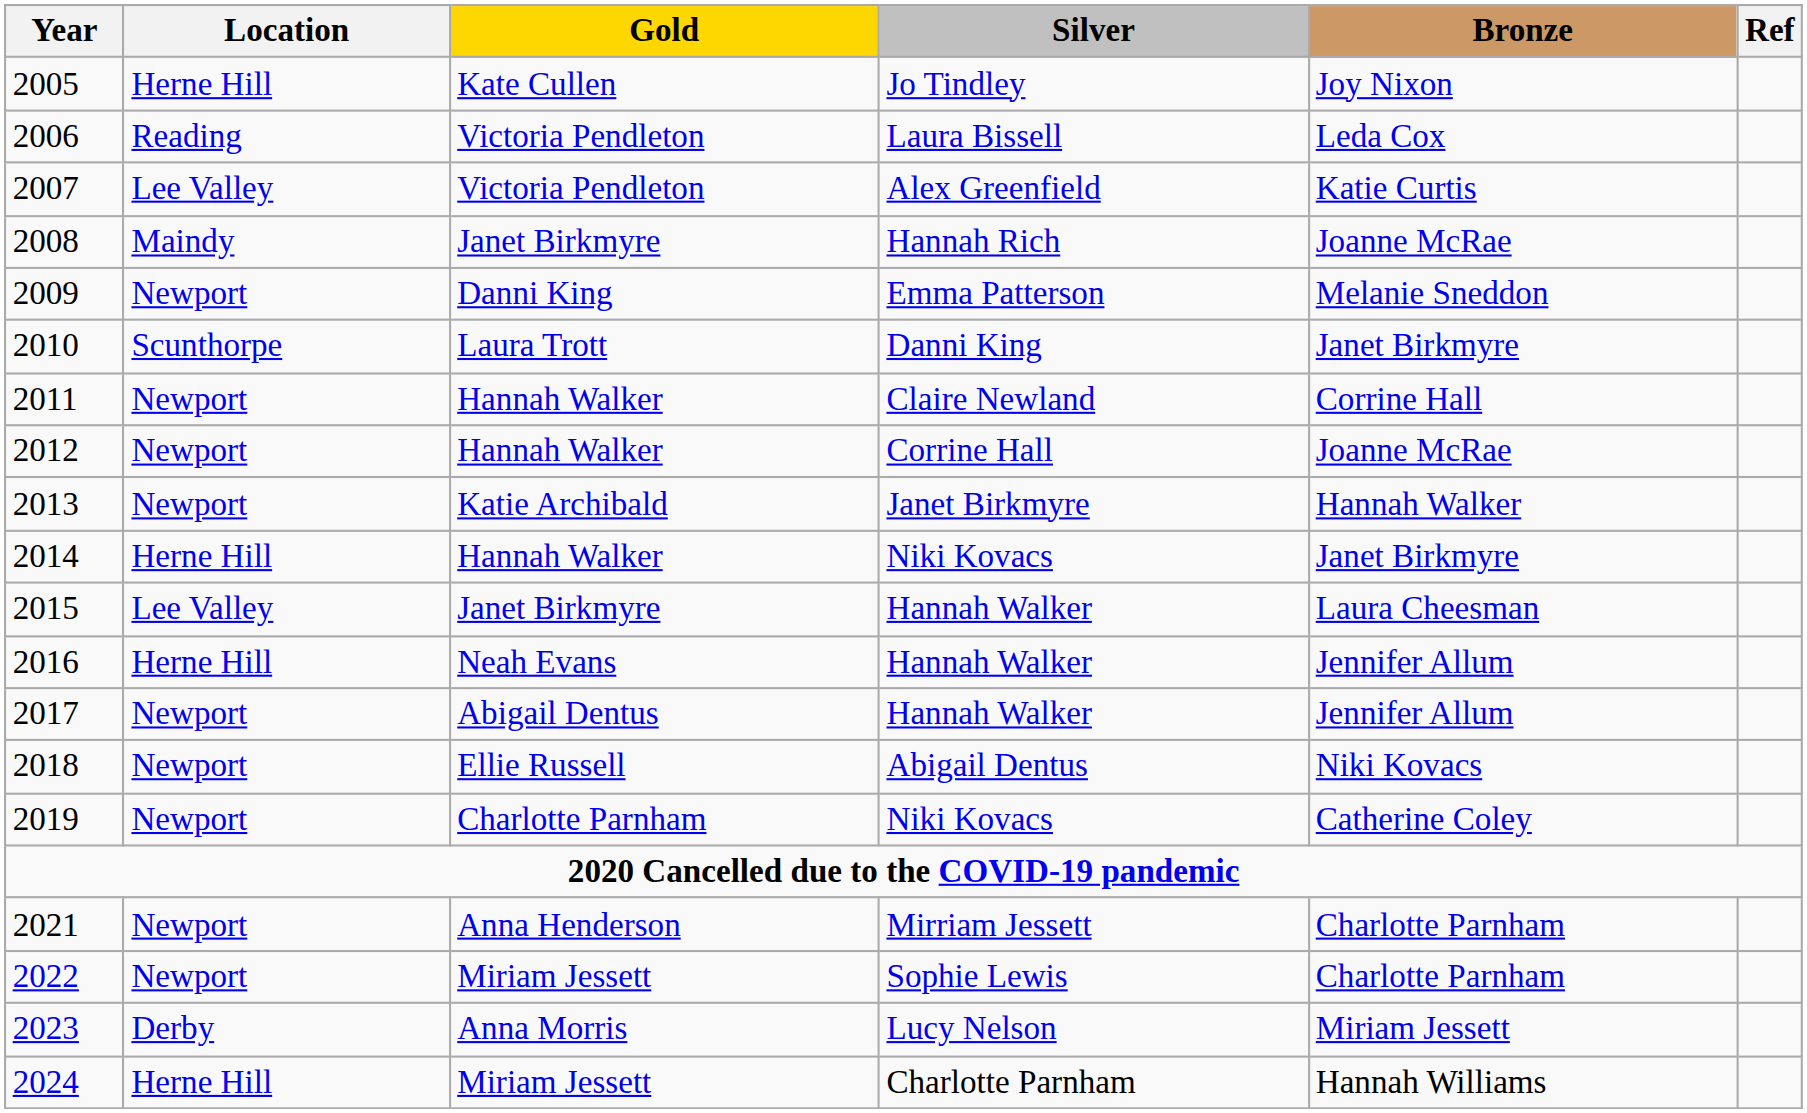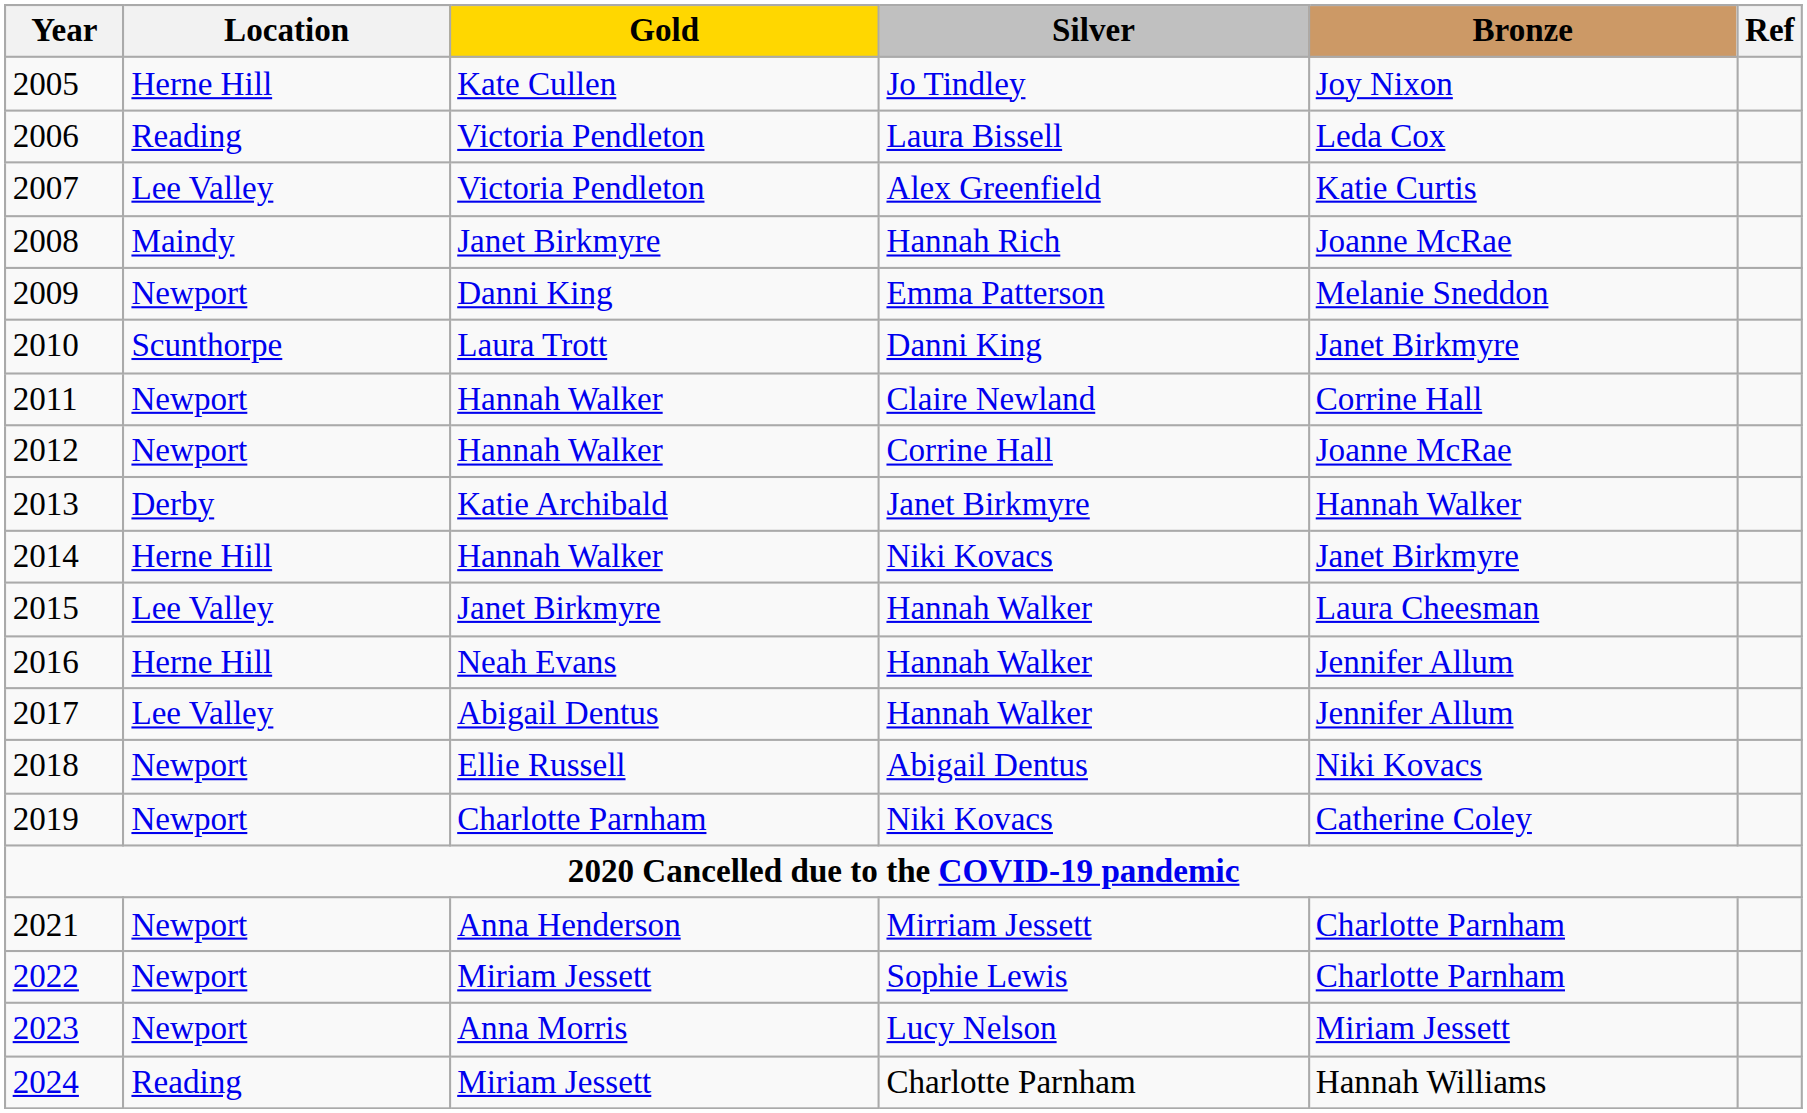(189, 503) Newport -> (173, 503) Derby
(189, 713) Newport -> (202, 713) Lee Valley
(173, 1028) Derby -> (189, 1028) Newport
(202, 1081) Herne Hill -> (187, 1081) Reading
